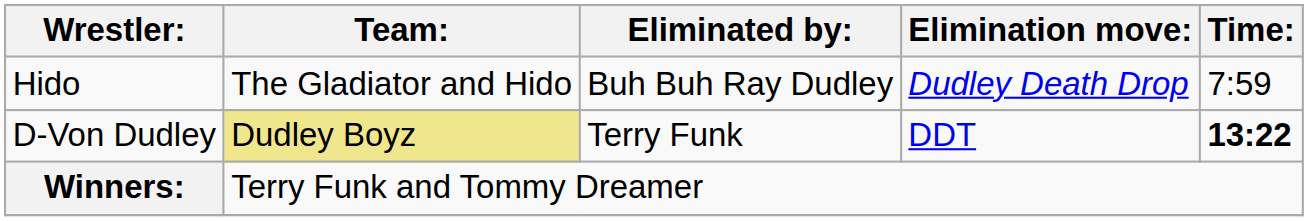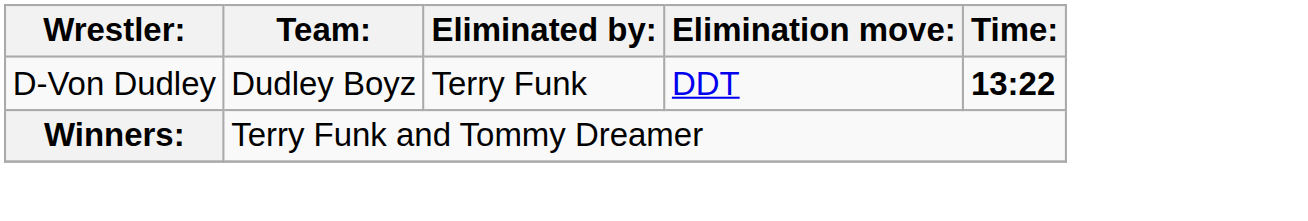- row: (47, 82)
(324, 135) khaki background -> (324, 82) no background
